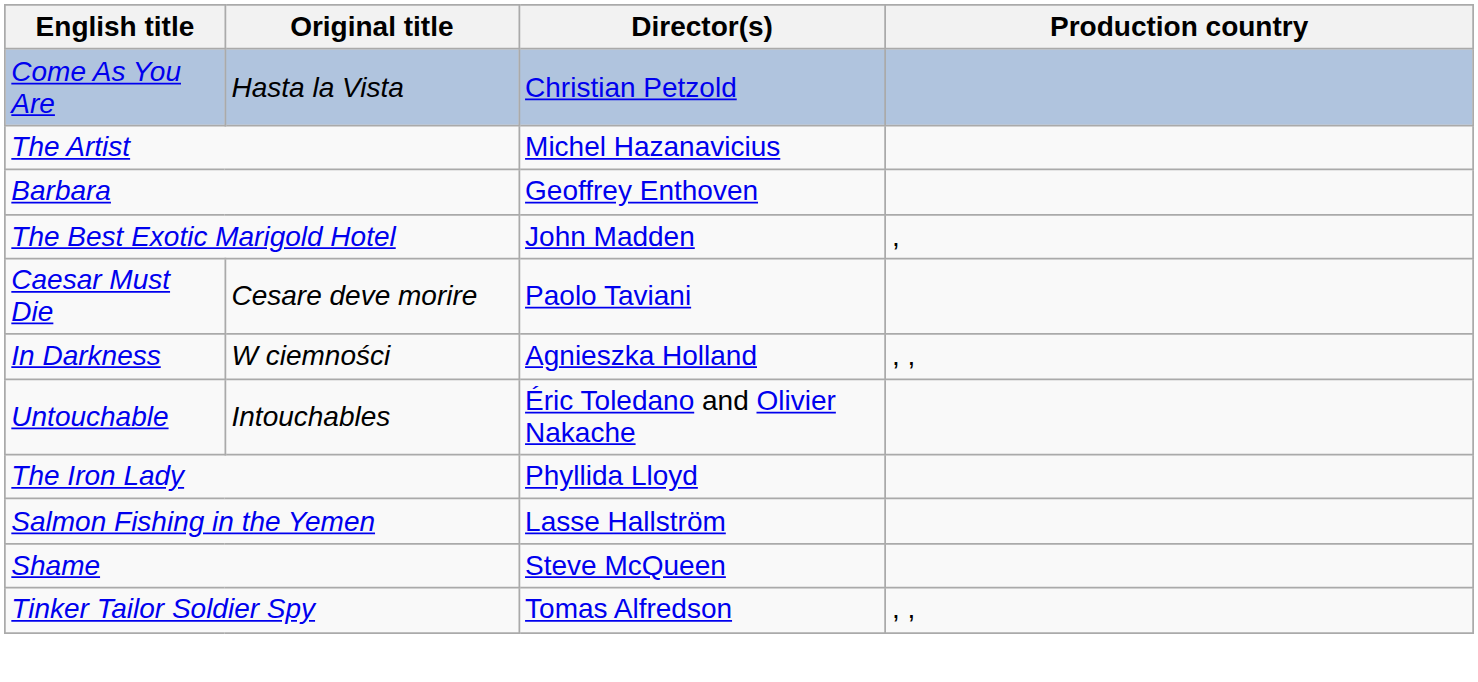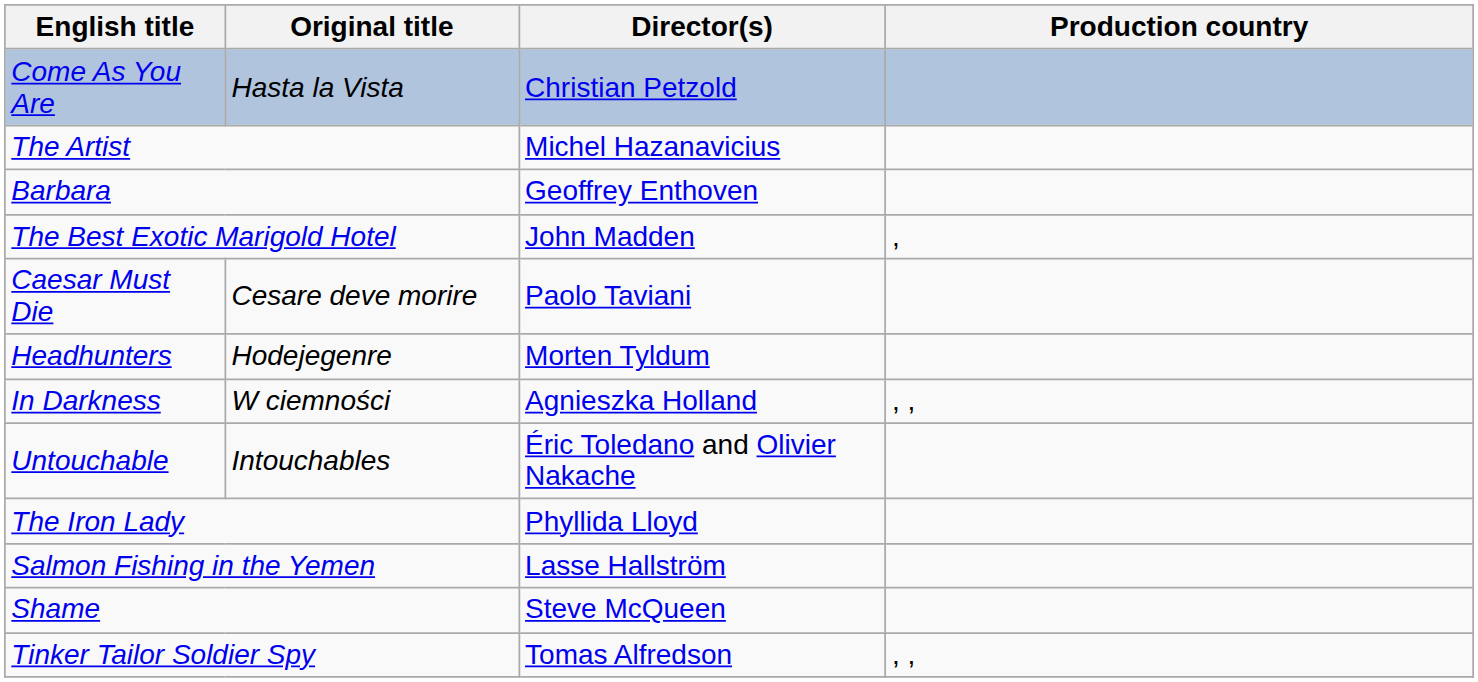+ row: (92, 356)
